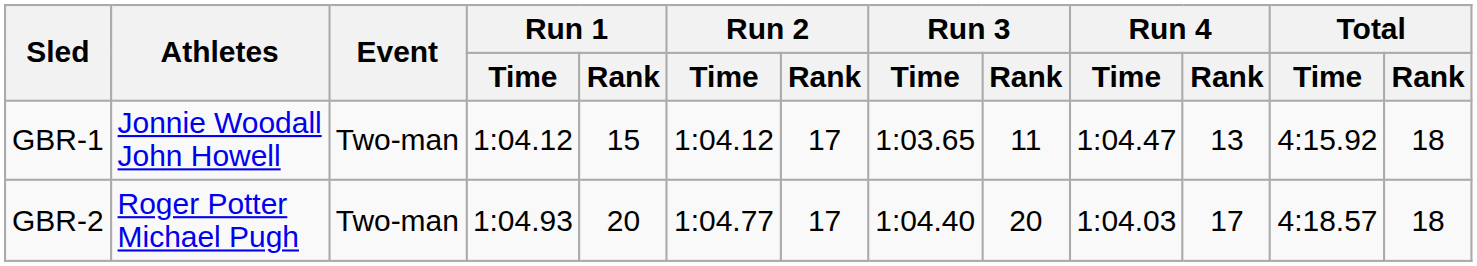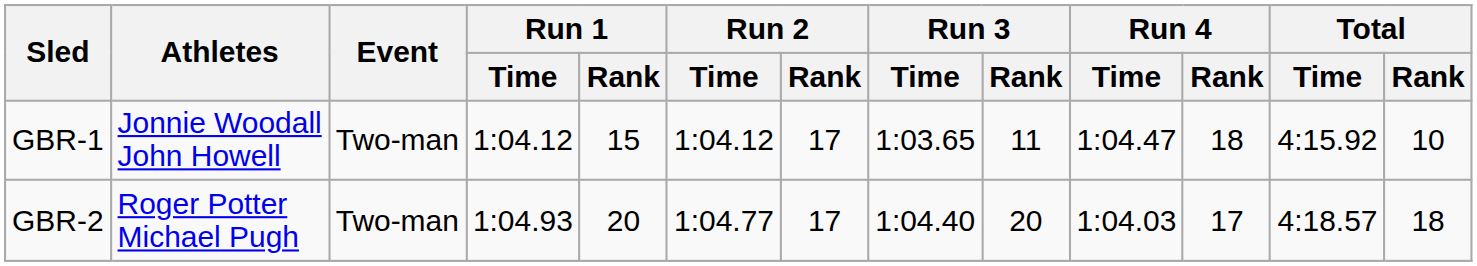(1227, 140) 13 -> (1227, 140) 18
(1428, 140) 18 -> (1428, 140) 10
